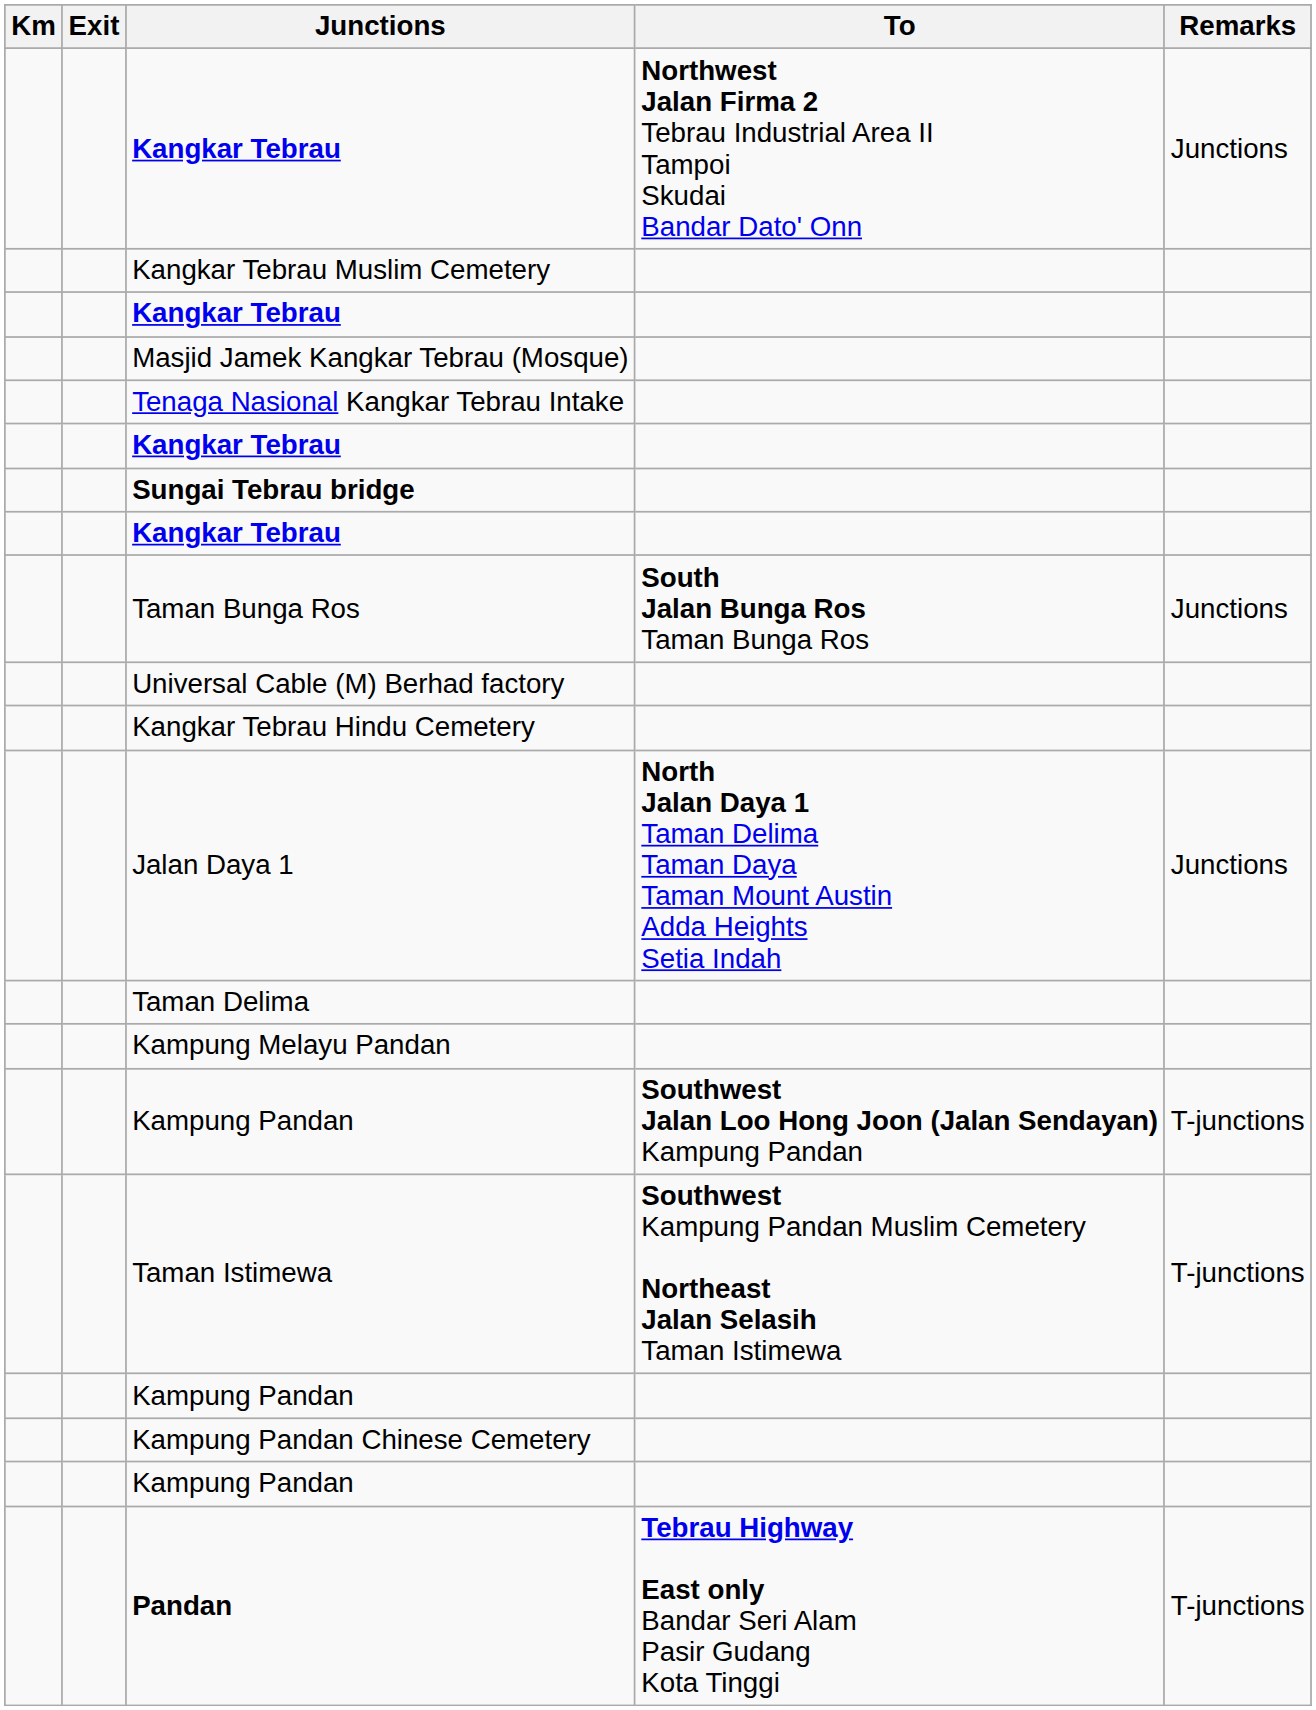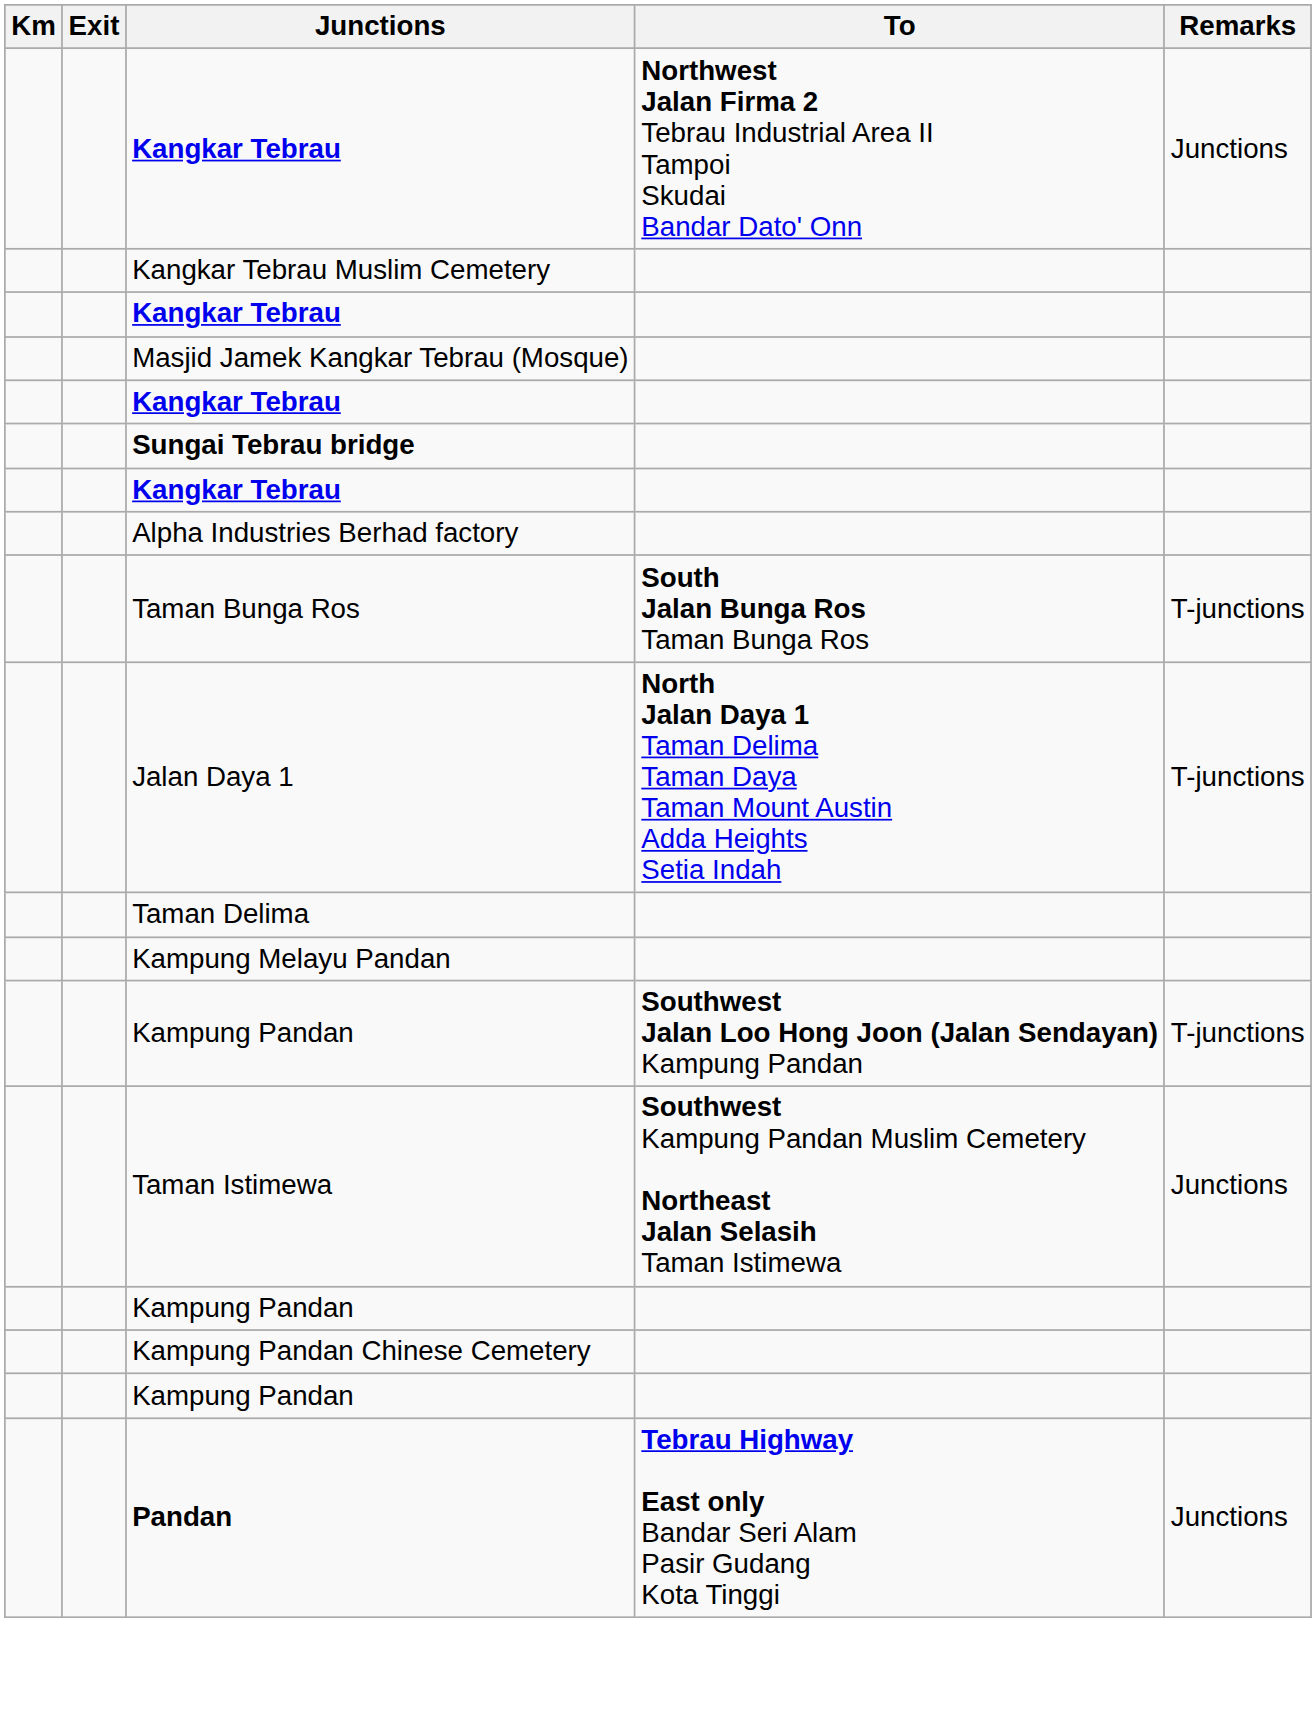- row: (378, 401)
+ row: (325, 533)
(1229, 608) Junctions -> (1238, 608) T-junctions
- row: (348, 683)
- row: (333, 727)
(1229, 864) Junctions -> (1238, 776) T-junctions
(1238, 1273) T-junctions -> (1229, 1185) Junctions
(1238, 1605) T-junctions -> (1229, 1517) Junctions
